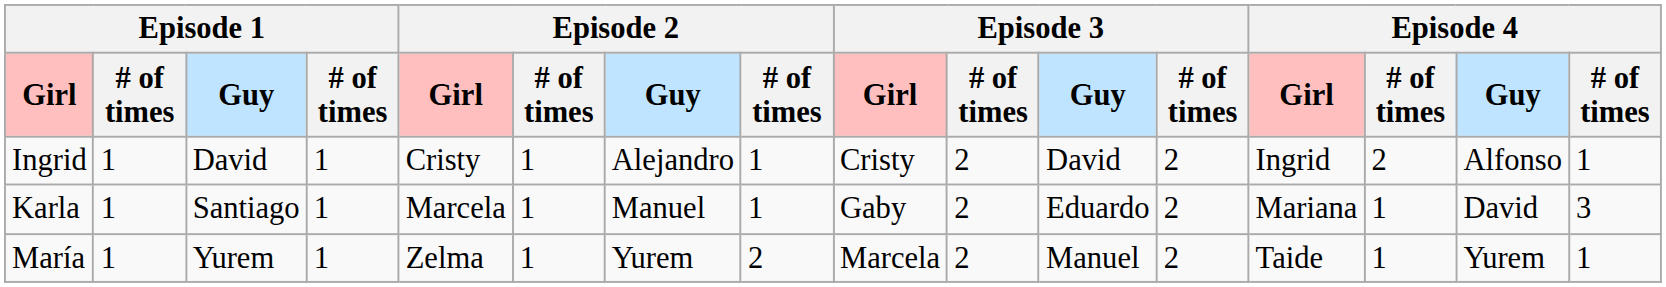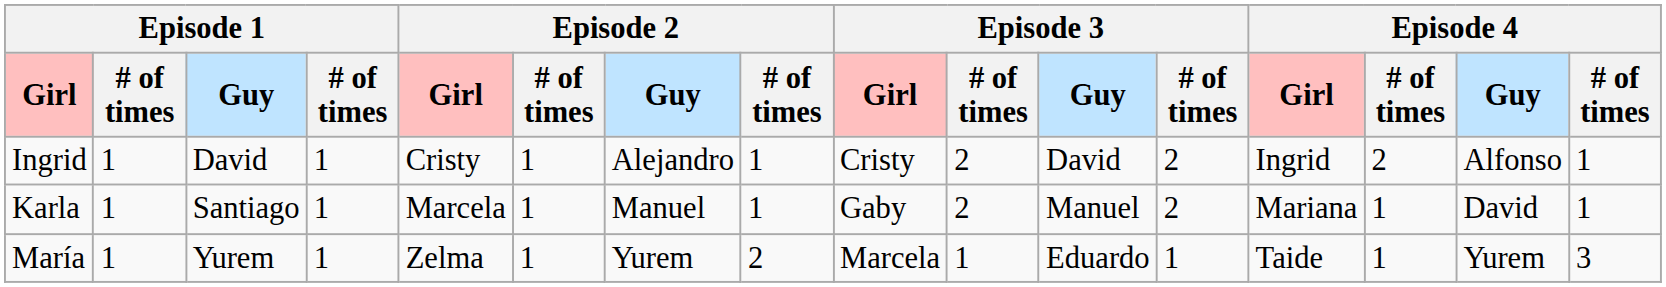(1098, 208) Eduardo -> (1093, 208) Manuel
(1584, 208) 3 -> (1584, 208) 1
(962, 256) 2 -> (962, 256) 1
(1093, 256) Manuel -> (1098, 256) Eduardo
(1171, 256) 2 -> (1171, 256) 1
(1584, 256) 1 -> (1584, 256) 3
